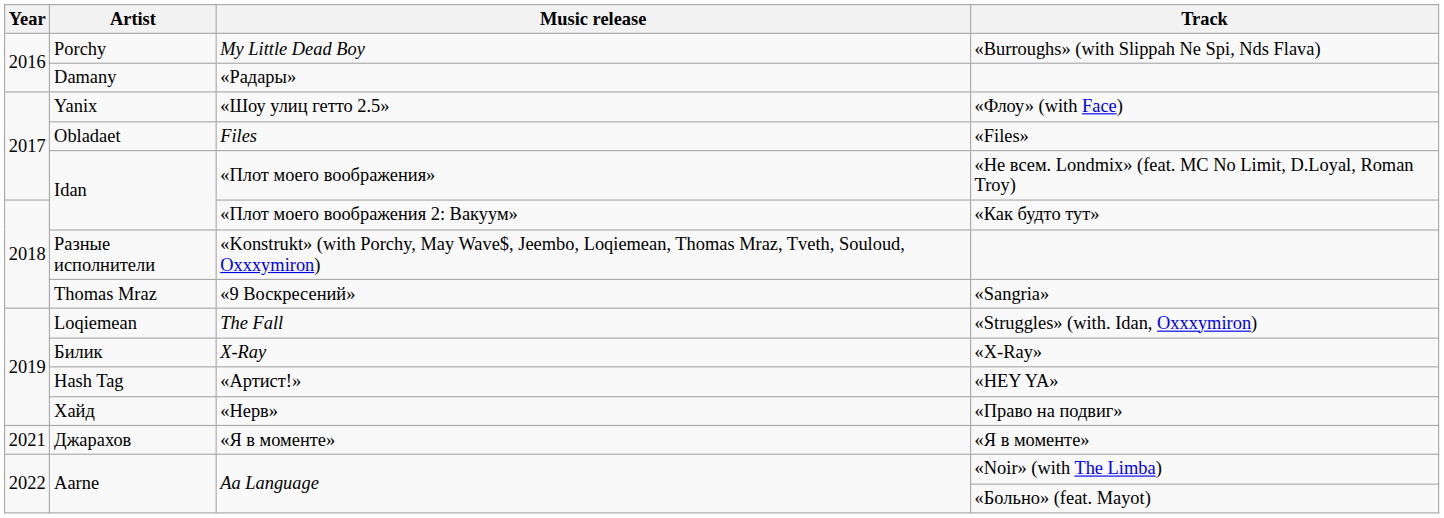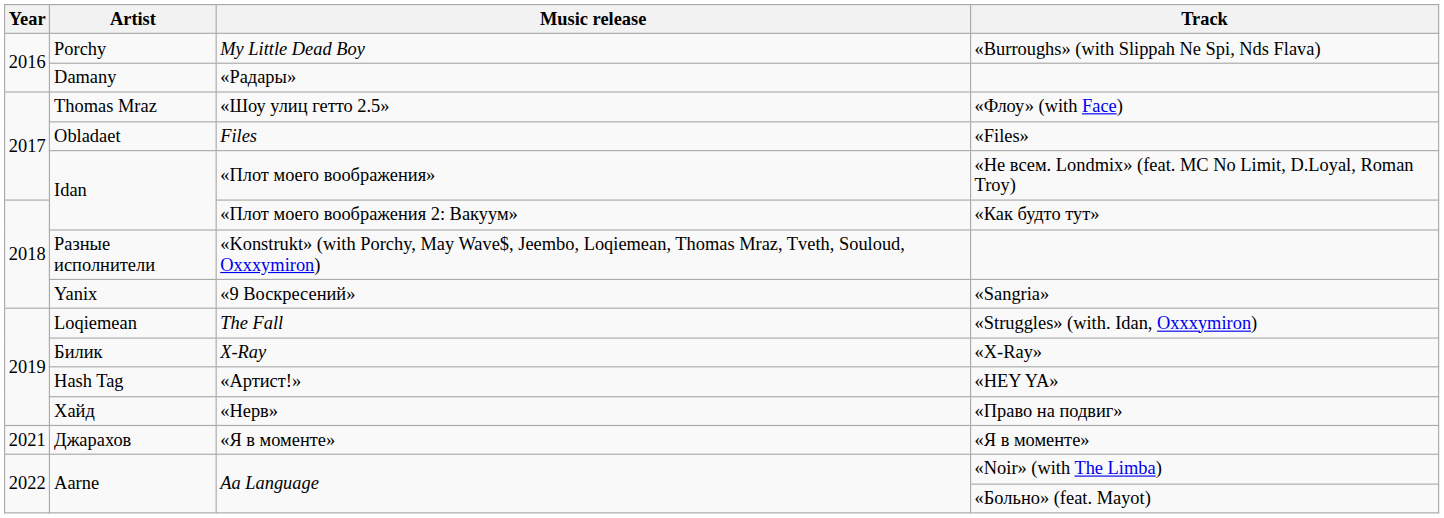(76, 106) Yanix -> (105, 106) Thomas Mraz
(105, 293) Thomas Mraz -> (76, 293) Yanix
